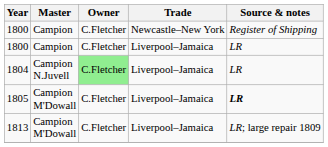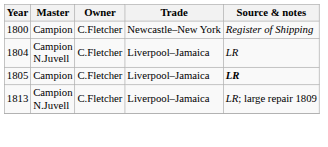- row: (18, 47)
(104, 70) lightgreen background -> (100, 53) no background
(55, 99) Campion M'Dowall -> (53, 76) Campion
(55, 128) Campion M'Dowall -> (53, 99) Campion N.Juvell
